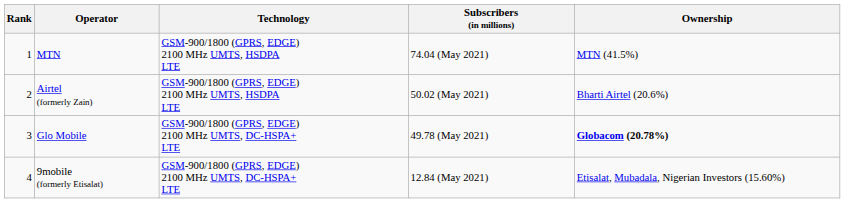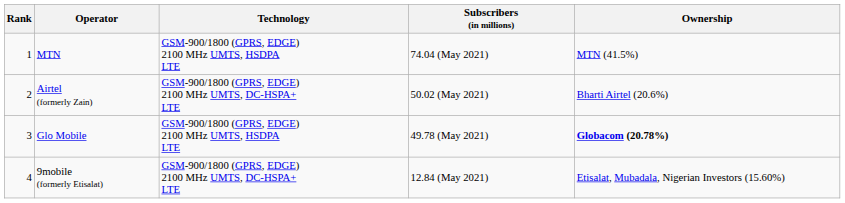(230, 95) GSM-900/1800 (GPRS, EDGE) 2100 MHz UMTS, HSDPA LTE -> (230, 95) GSM-900/1800 (GPRS, EDGE) 2100 MHz UMTS, DC-HSPA+ LTE
(230, 136) GSM-900/1800 (GPRS, EDGE) 2100 MHz UMTS, DC-HSPA+ LTE -> (230, 136) GSM-900/1800 (GPRS, EDGE) 2100 MHz UMTS, HSDPA LTE
